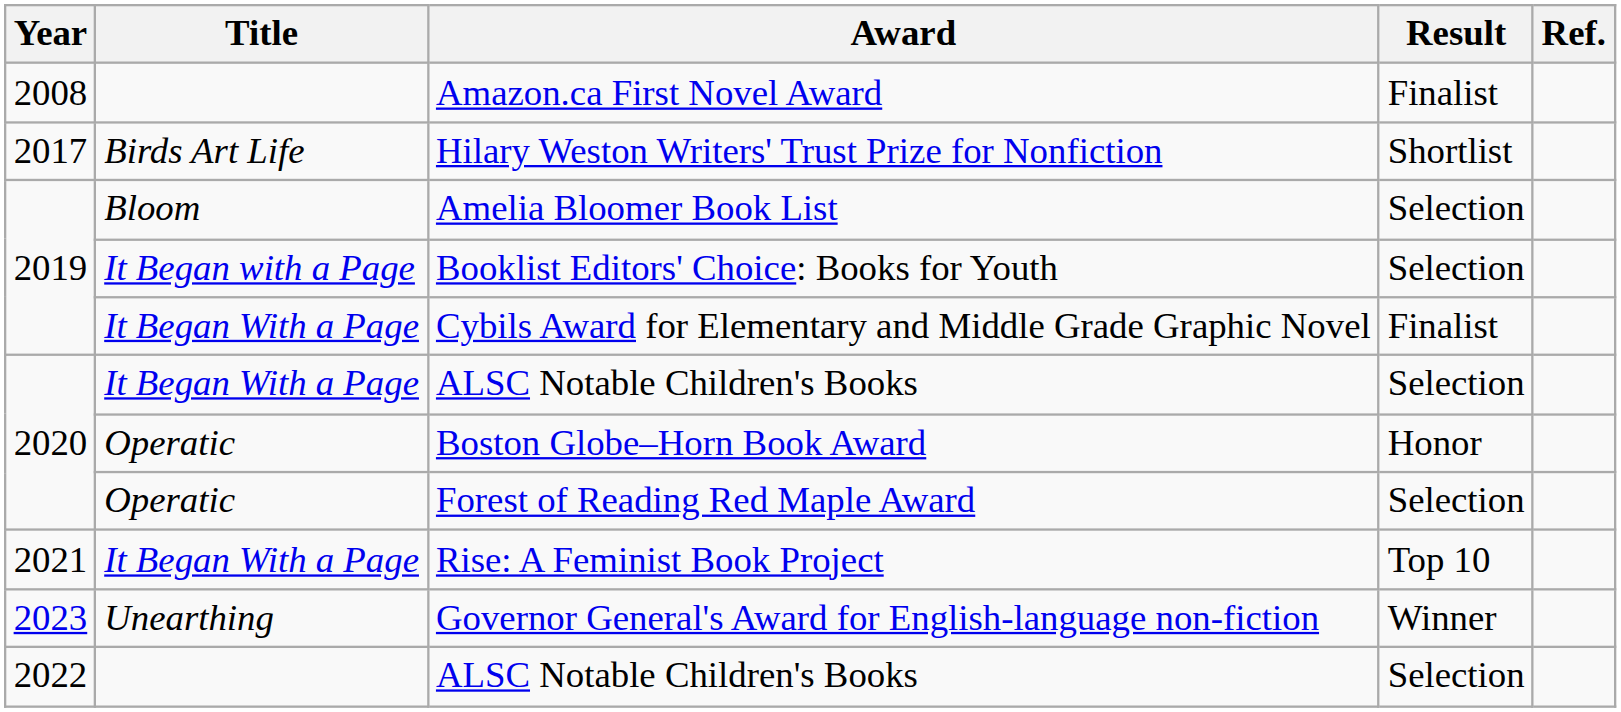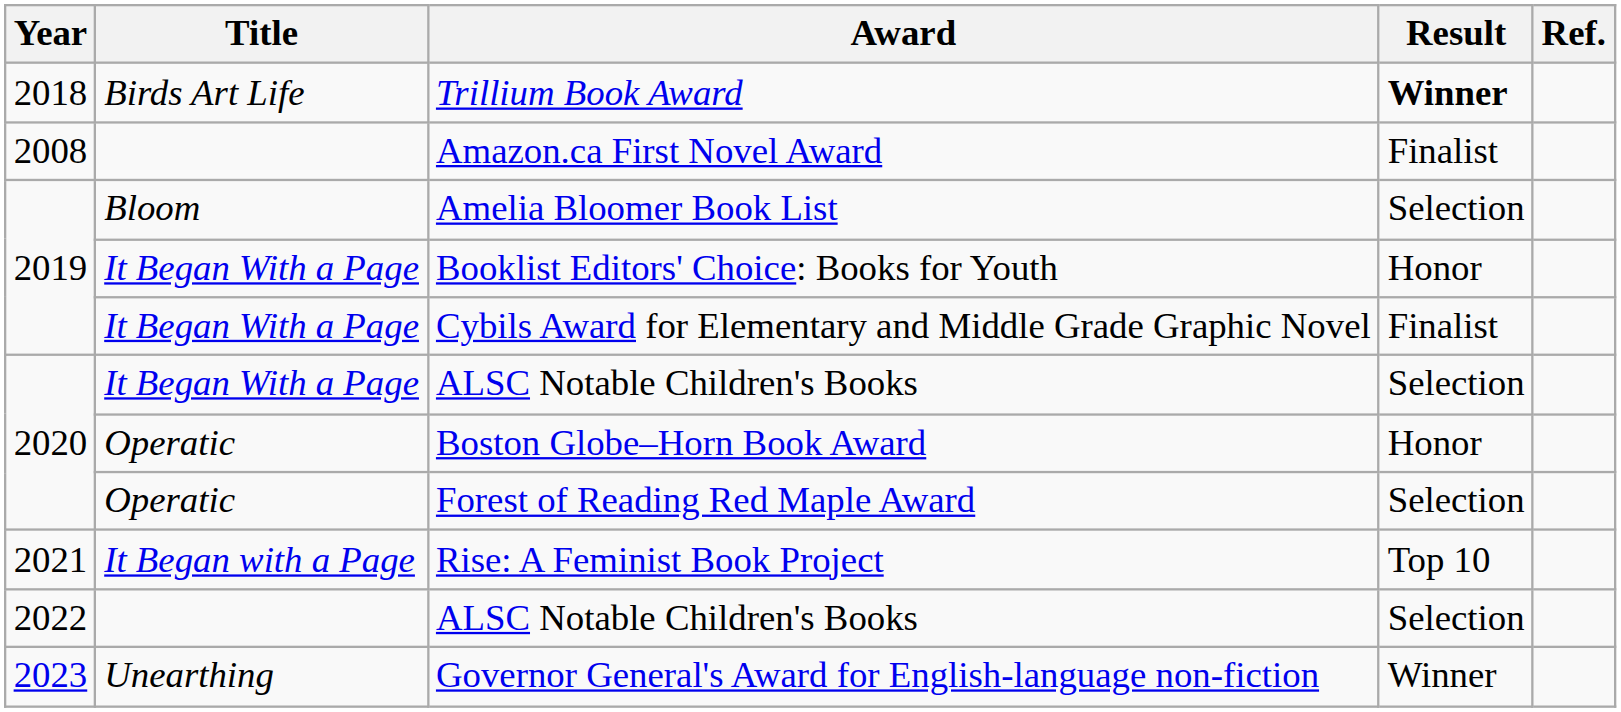+ row: (50, 92)
- row: (50, 150)
(260, 267) It Began with a Page -> (262, 267) It Began With a Page
(1456, 267) Selection -> (1435, 267) Honor
(262, 558) It Began With a Page -> (260, 558) It Began with a Page
rows swapped: (50, 675) <-> (50, 617)
